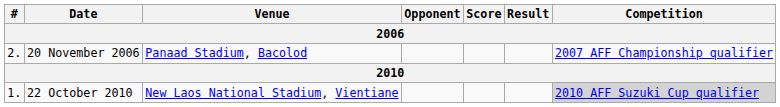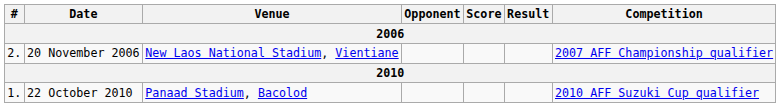(226, 53) Panaad Stadium, Bacolod -> (272, 53) New Laos National Stadium, Vientiane
(272, 93) New Laos National Stadium, Vientiane -> (226, 93) Panaad Stadium, Bacolod
(657, 93) lightgrey background -> (657, 93) no background
